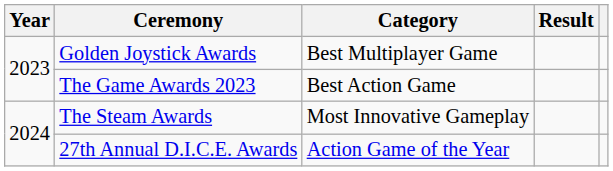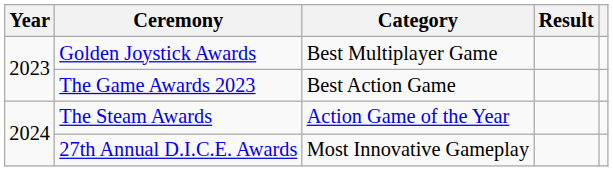(418, 117) Most Innovative Gameplay -> (408, 117) Action Game of the Year
(408, 149) Action Game of the Year -> (418, 149) Most Innovative Gameplay
